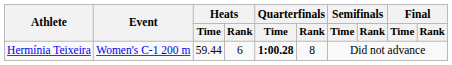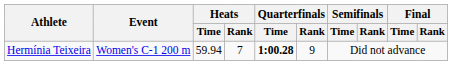(209, 51) 59.44 -> (209, 51) 59.94
(240, 51) 6 -> (240, 51) 7
(312, 51) 8 -> (312, 51) 9
